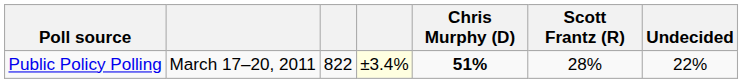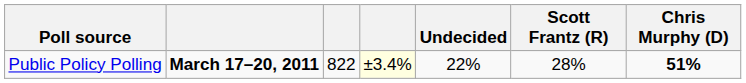columns swapped: (470, 27) <-> (690, 37)
(243, 64) normal -> (244, 64) bold
